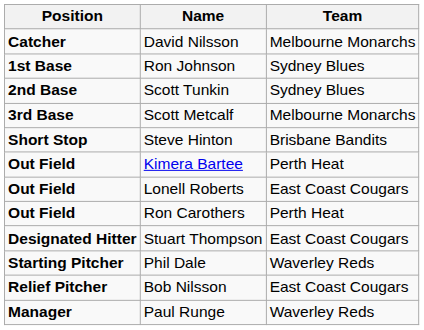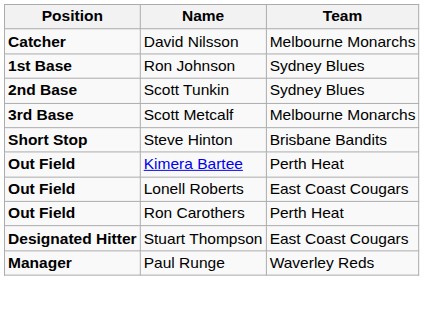- row: (175, 262)
- row: (185, 287)
